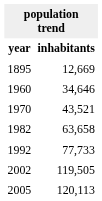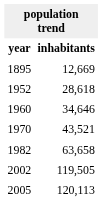+ row: (19, 89)
- row: (19, 149)
